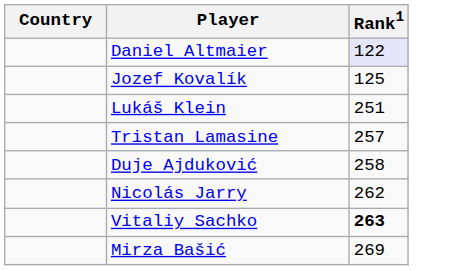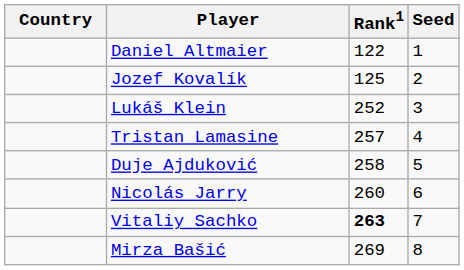+ column: (433, 21)
(369, 52) lavender background -> (369, 52) no background
(369, 108) 251 -> (369, 108) 252
(369, 194) 262 -> (369, 194) 260
